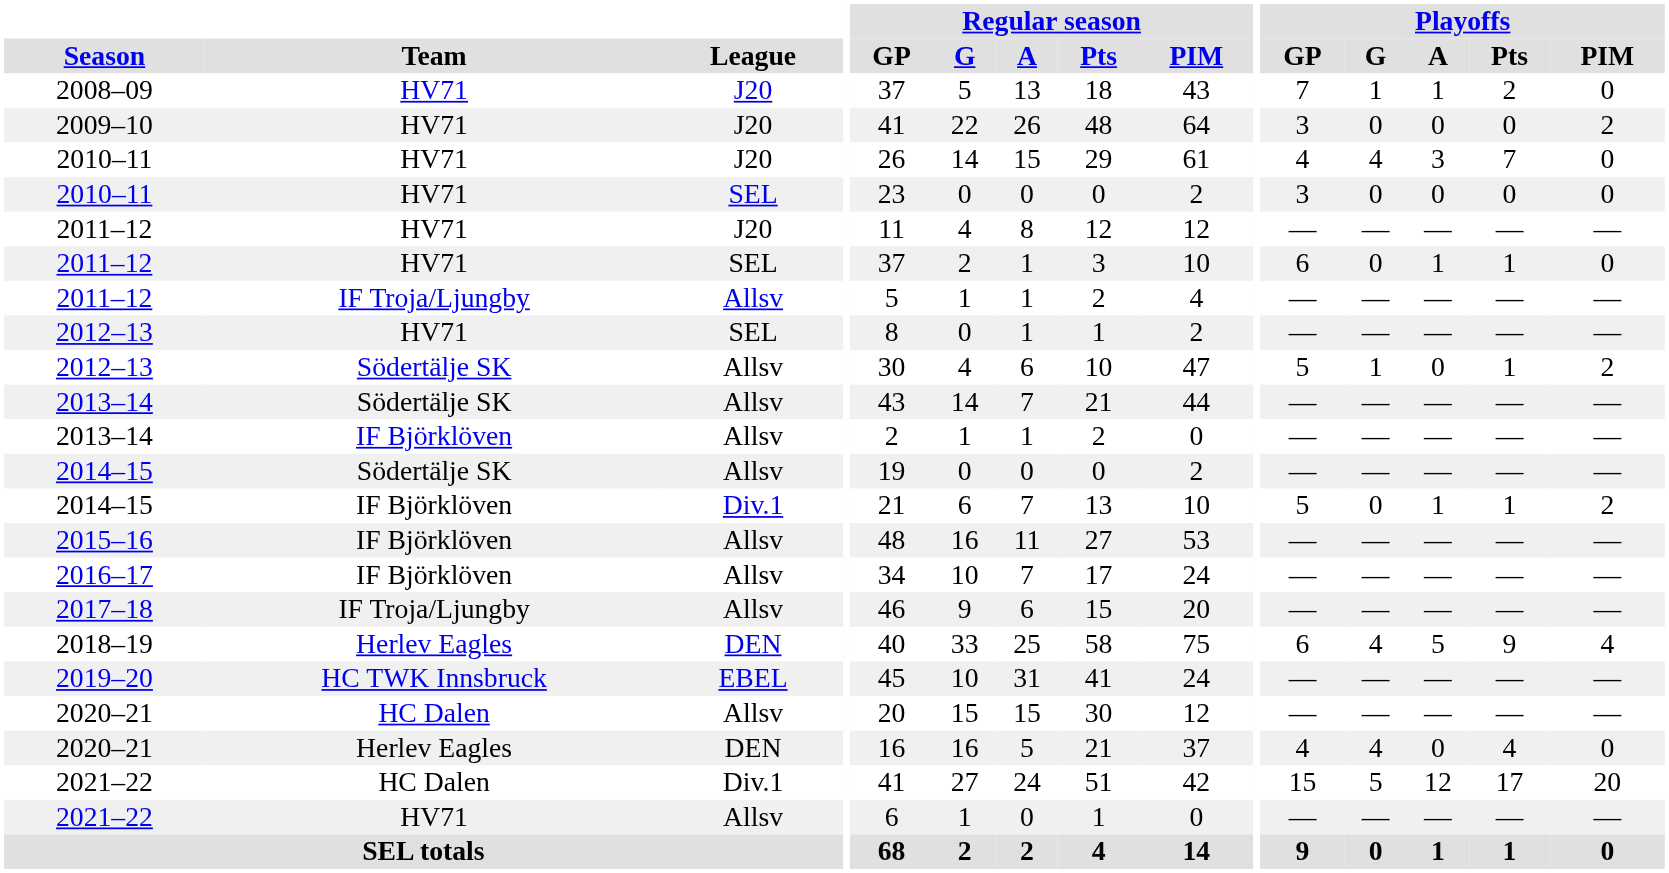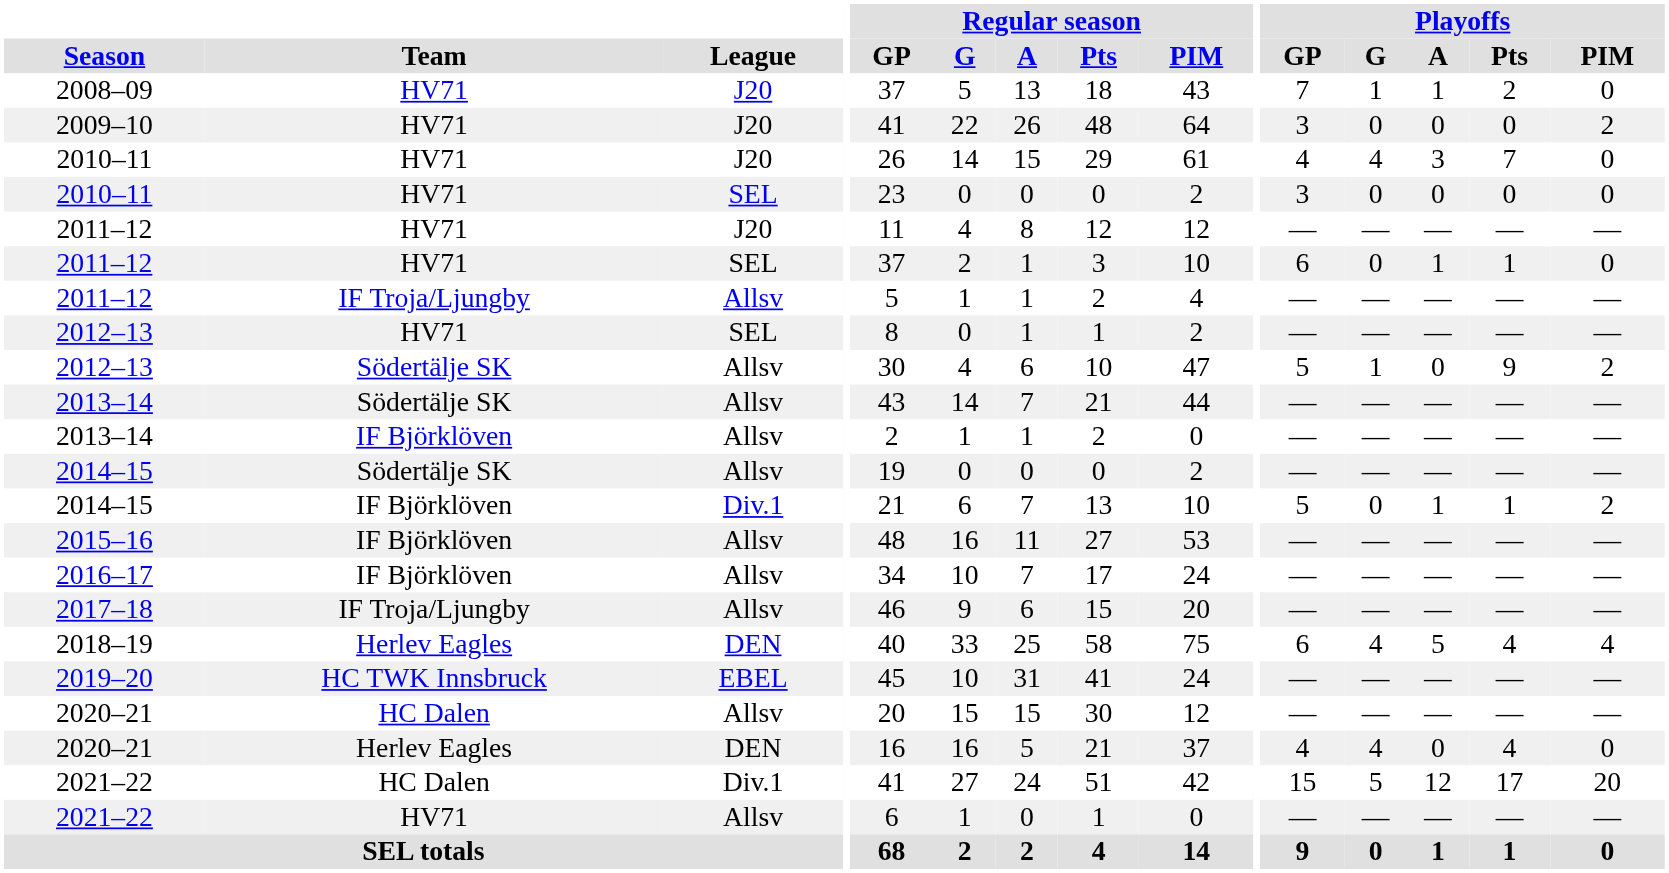(1510, 366) 1 -> (1510, 366) 9
(1510, 643) 9 -> (1510, 643) 4
